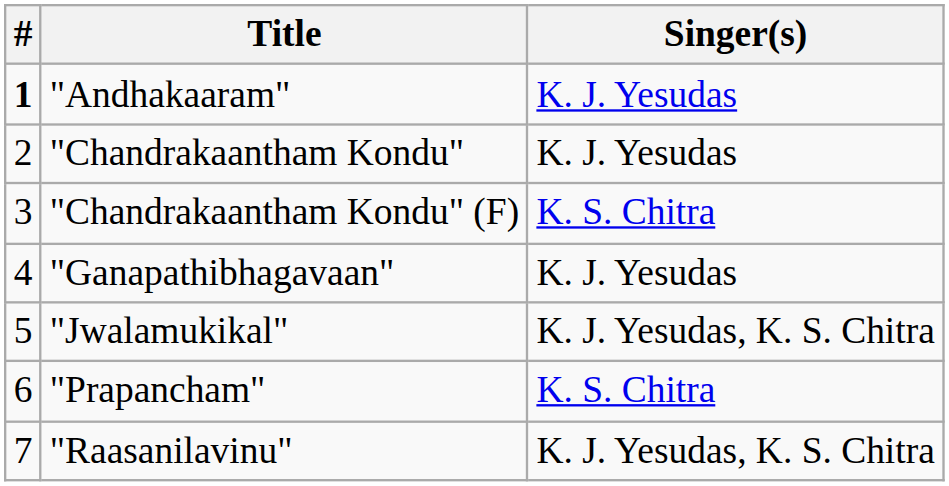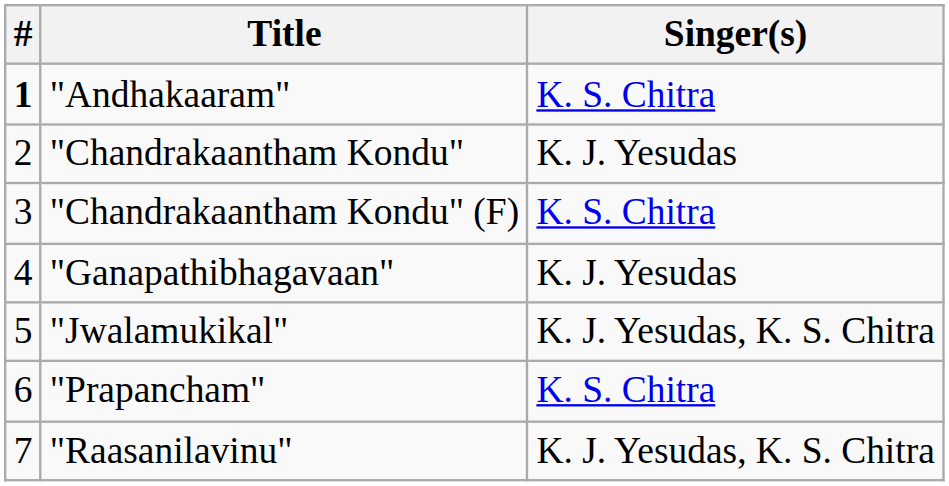(637, 93) K. J. Yesudas -> (626, 93) K. S. Chitra
